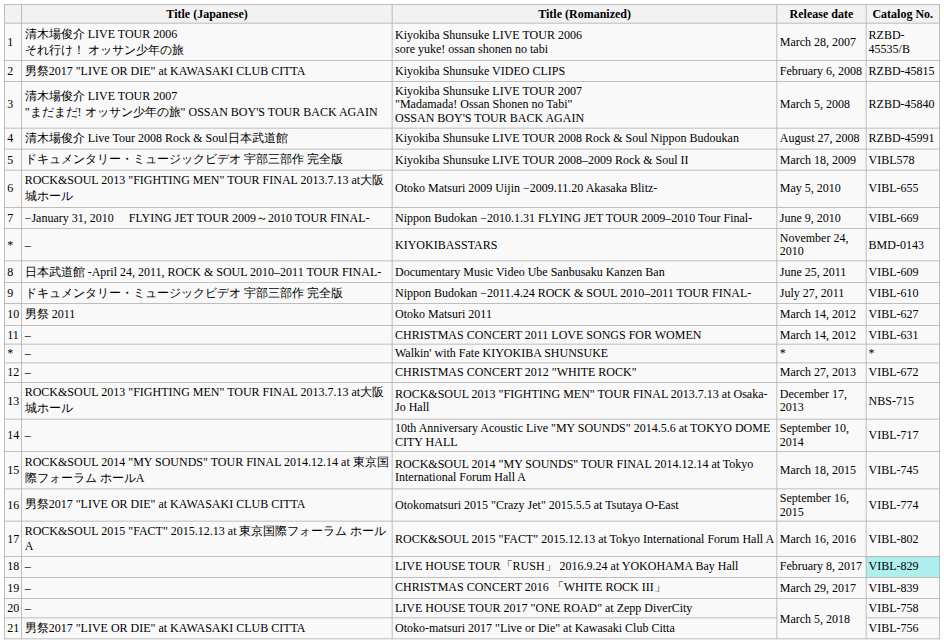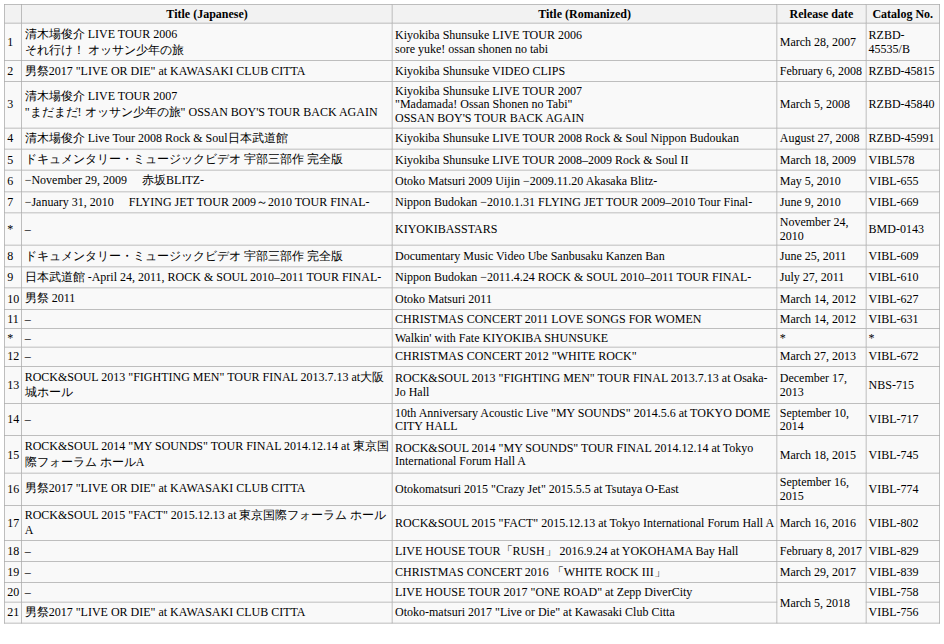(204, 188) ROCK&SOUL 2013 "FIGHTING MEN" TOUR FINAL 2013.7.13 at大阪城ホール -> (114, 180) −November 29, 2009 赤坂BLITZ-
(203, 271) 日本武道館 -April 24, 2011, ROCK & SOUL 2010–2011 TOUR FINAL- -> (184, 255) ドキュメンタリー・ミュージックビデオ 宇部三部作 完全版
(184, 292) ドキュメンタリー・ミュージックビデオ 宇部三部作 完全版 -> (203, 277) 日本武道館 -April 24, 2011, ROCK & SOUL 2010–2011 TOUR FINAL-
(894, 566) paleturquoise background -> (894, 551) no background
